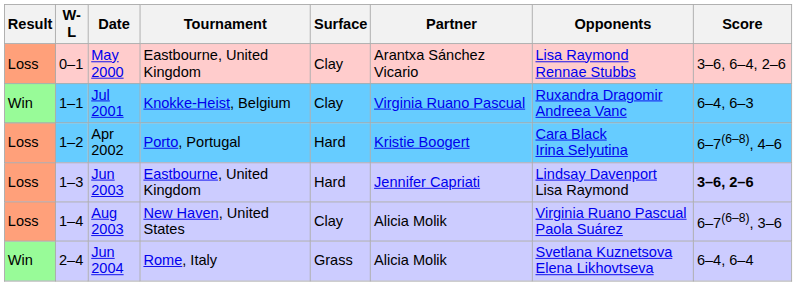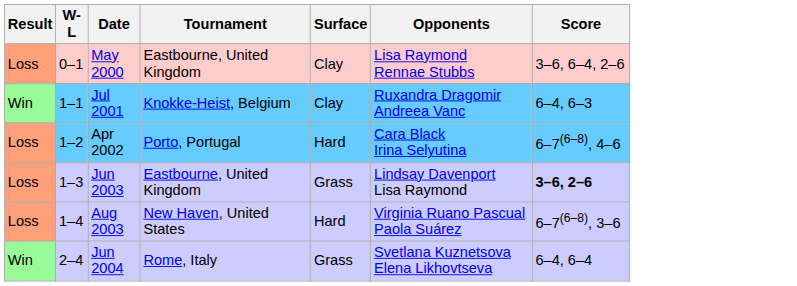- column: (451, 24)
(330, 182) Hard -> (333, 182) Grass
(329, 221) Clay -> (330, 221) Hard
